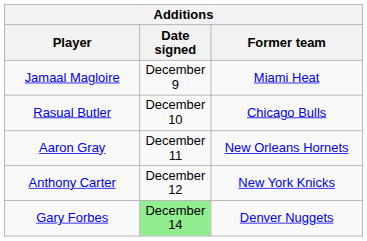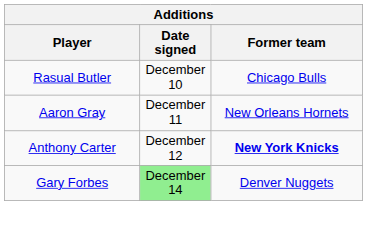- row: (72, 77)
(287, 183) normal -> (287, 148) bold
